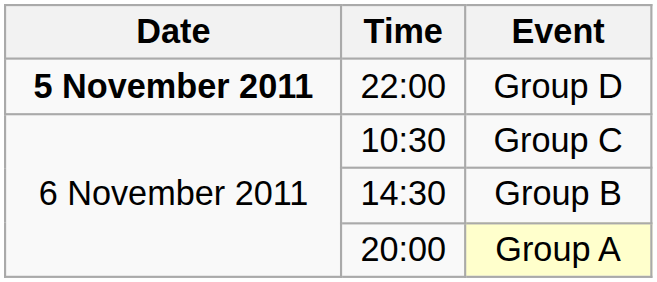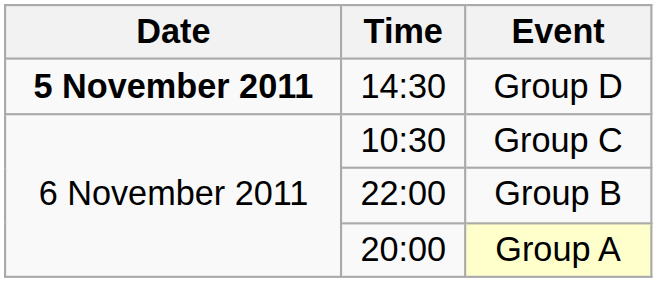(403, 85) 22:00 -> (403, 85) 14:30
(403, 194) 14:30 -> (403, 194) 22:00
